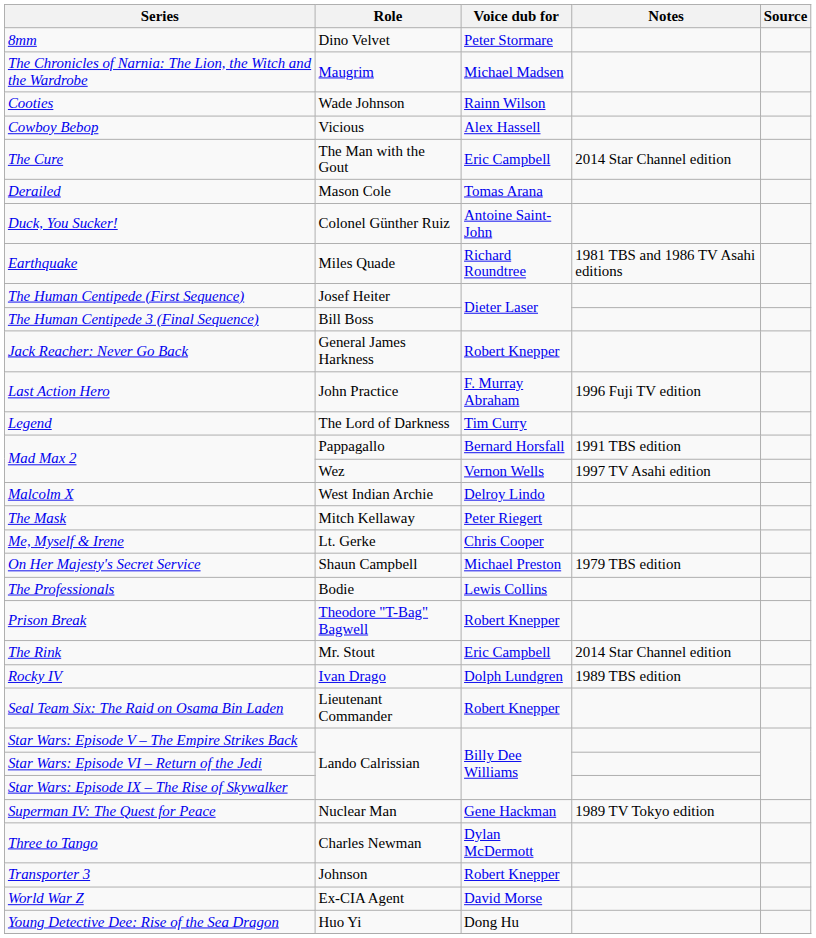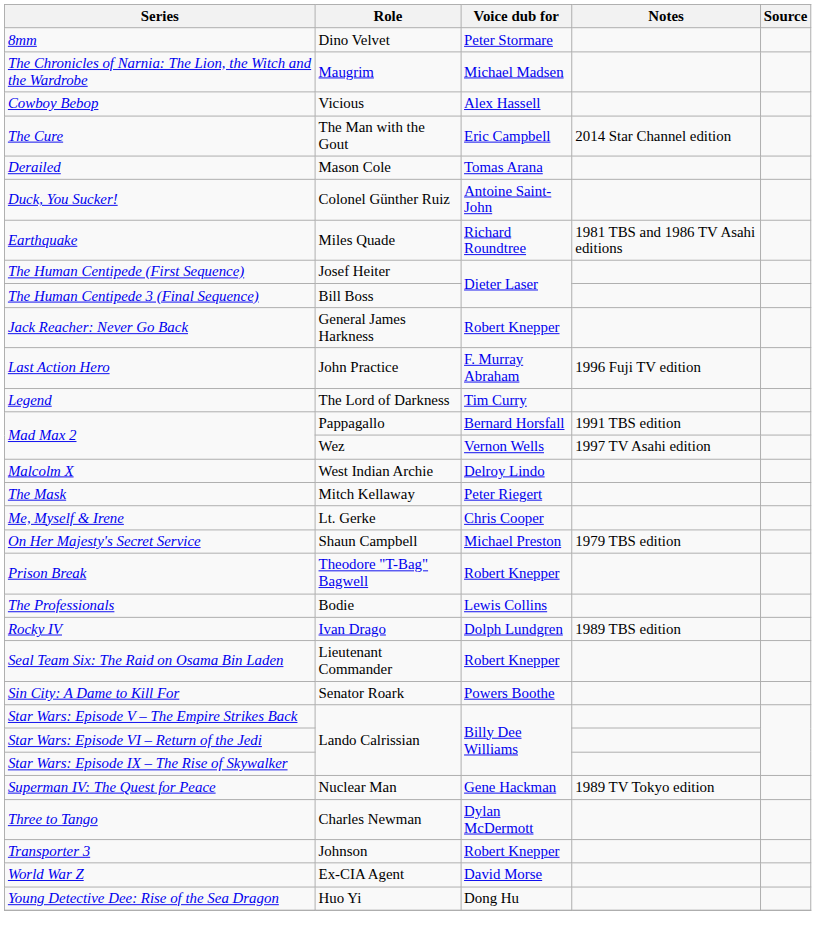- row: (31, 103)
rows swapped: (47, 620) <-> (61, 588)
- row: (35, 652)
+ row: (94, 692)
